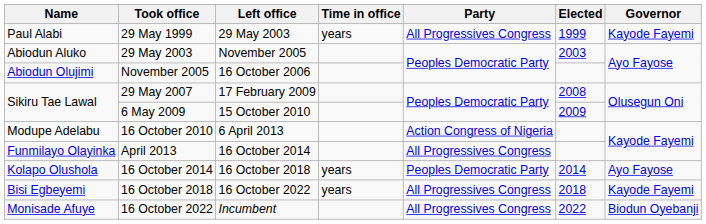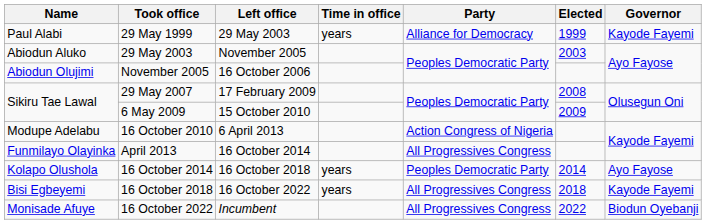(479, 33) All Progressives Congress -> (470, 33) Alliance for Democracy
